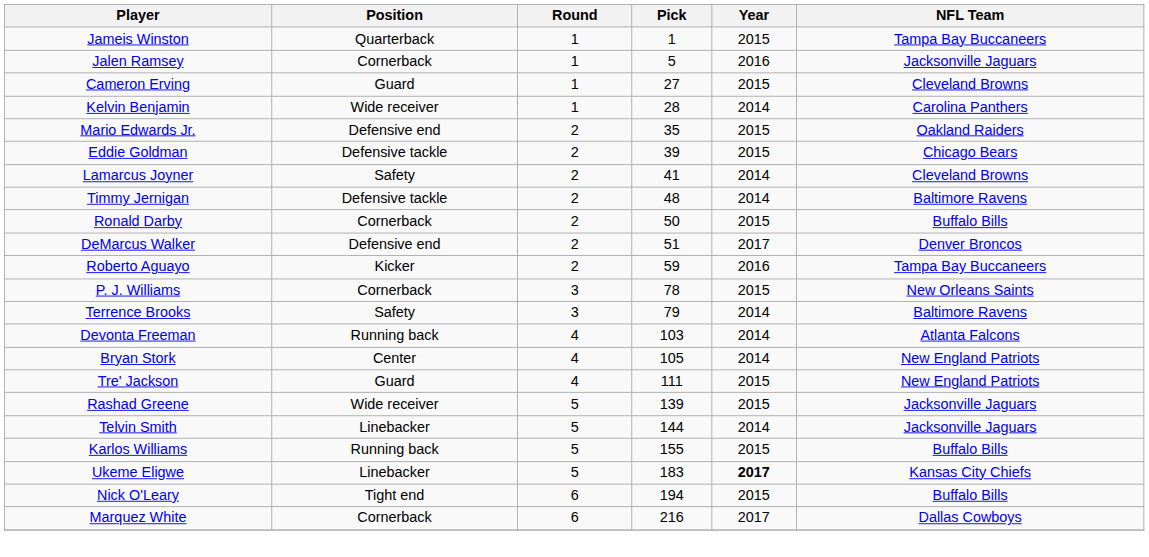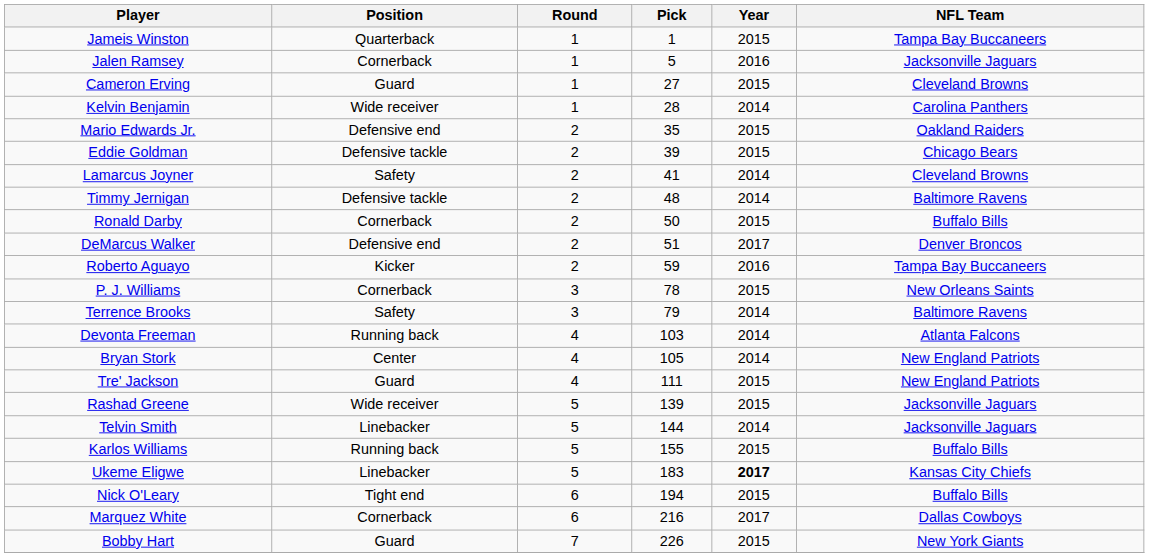+ row: (138, 541)
